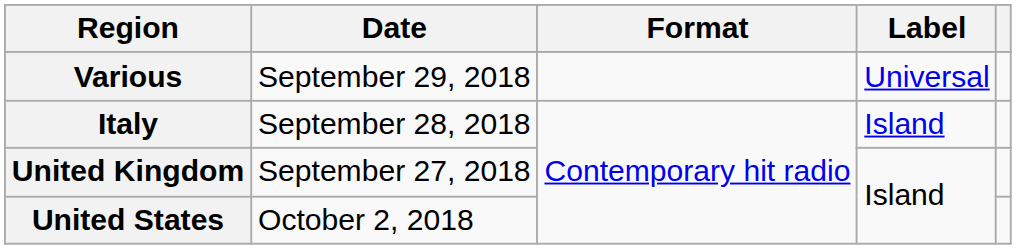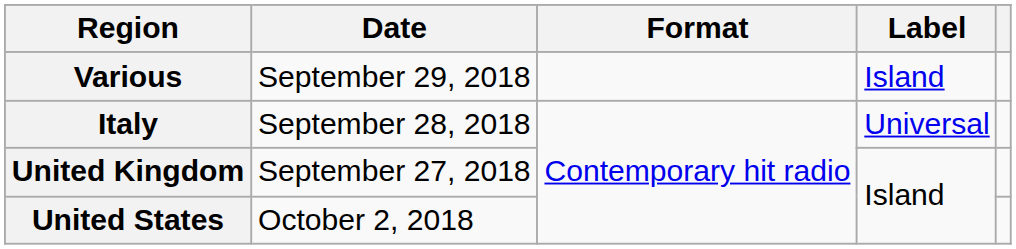(927, 76) Universal -> (904, 76) Island
(904, 123) Island -> (927, 123) Universal
